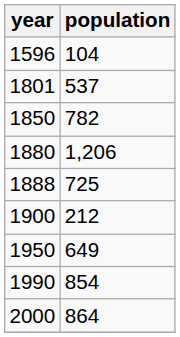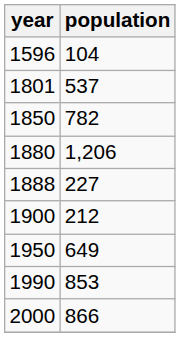(82, 184) 725 -> (82, 184) 227
(82, 282) 854 -> (82, 282) 853
(82, 315) 864 -> (82, 315) 866
